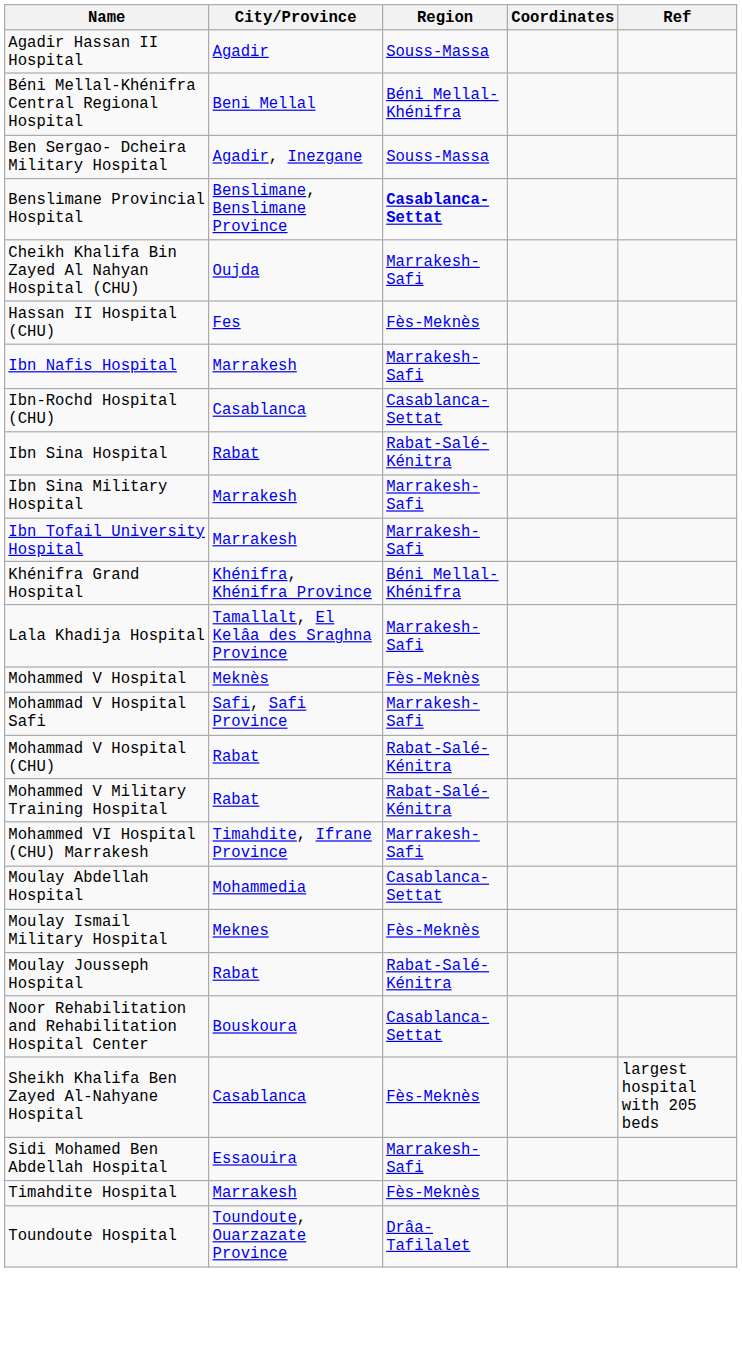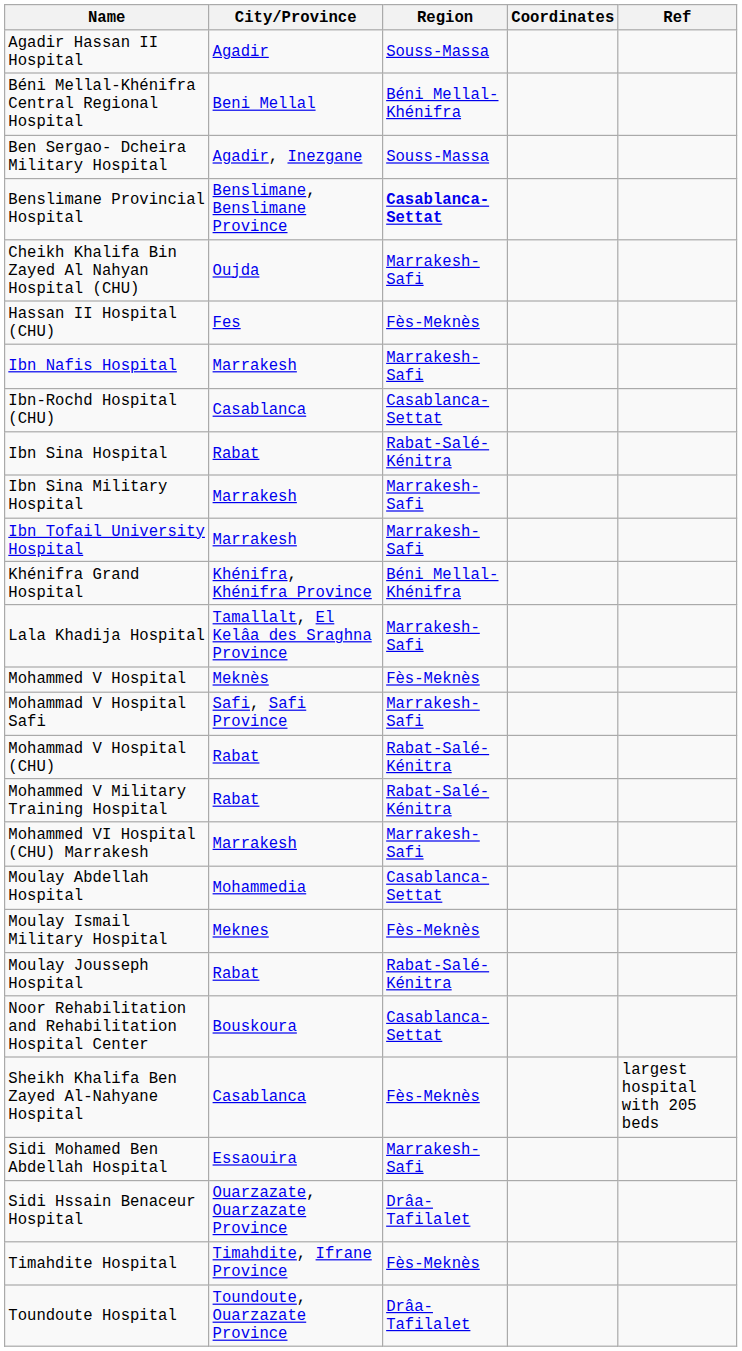(292, 844) Timahdite, Ifrane Province -> (255, 844) Marrakesh
+ row: (102, 1211)
(255, 1193) Marrakesh -> (292, 1263) Timahdite, Ifrane Province
